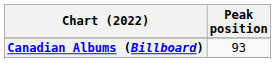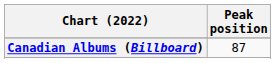(239, 48) 93 -> (239, 48) 87
